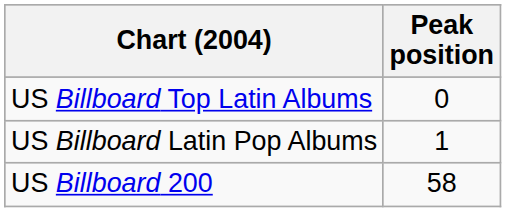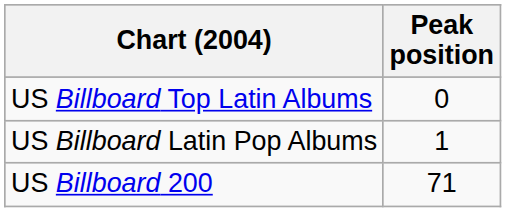(442, 183) 58 -> (442, 183) 71
